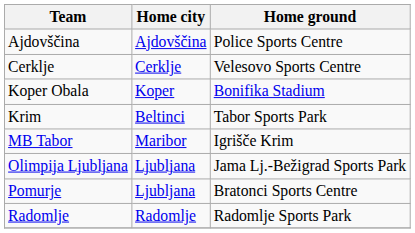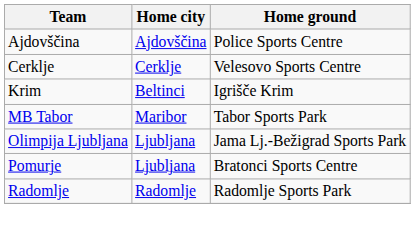- row: (48, 91)
(270, 116) Tabor Sports Park -> (254, 91) Igrišče Krim
(254, 141) Igrišče Krim -> (270, 116) Tabor Sports Park
